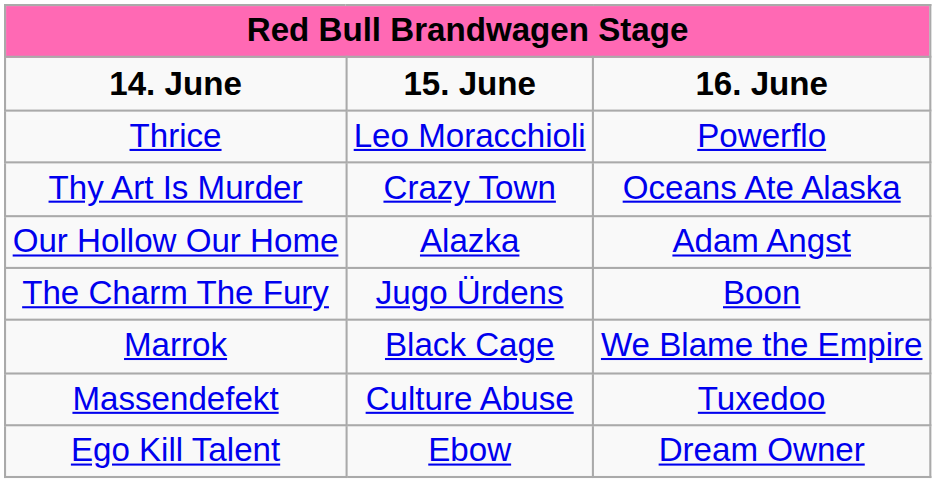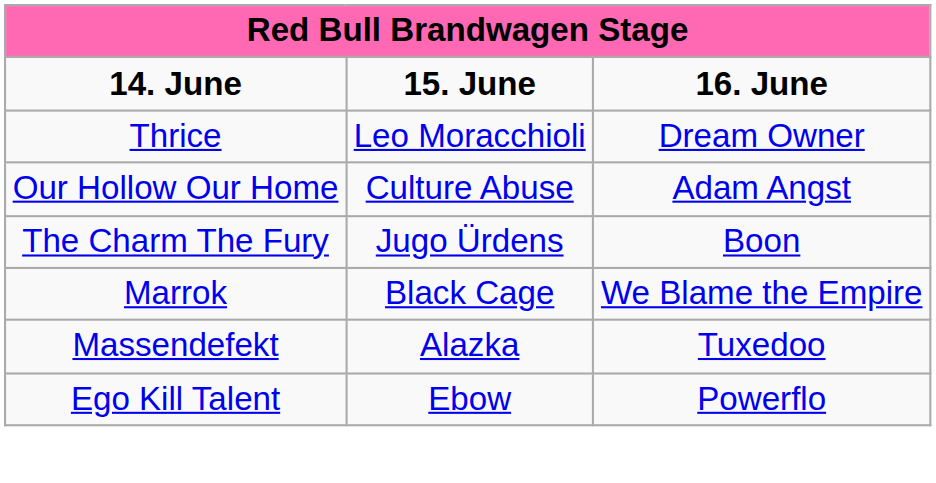(762, 135) Powerflo -> (762, 135) Dream Owner
- row: (176, 188)
(470, 240) Alazka -> (470, 188) Culture Abuse
(470, 398) Culture Abuse -> (470, 345) Alazka
(762, 450) Dream Owner -> (762, 398) Powerflo
